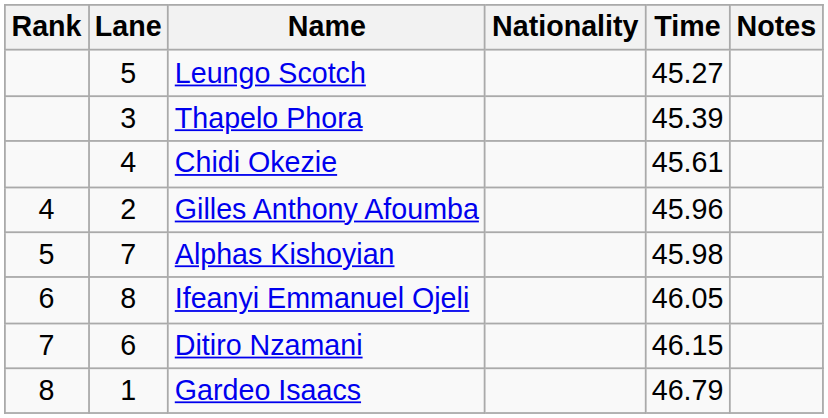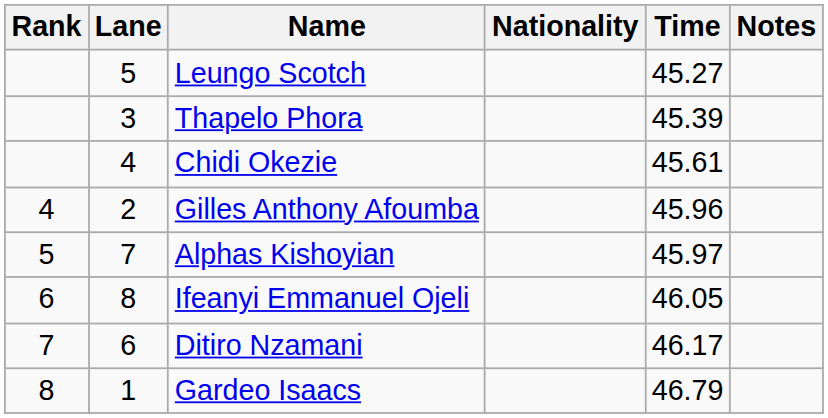(688, 254) 45.98 -> (688, 254) 45.97
(688, 345) 46.15 -> (688, 345) 46.17
